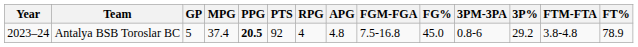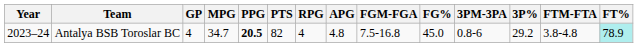(188, 33) 5 -> (188, 33) 4
(218, 33) 37.4 -> (218, 33) 34.7
(277, 33) 92 -> (277, 33) 82
(613, 33) no background -> (613, 33) paleturquoise background
